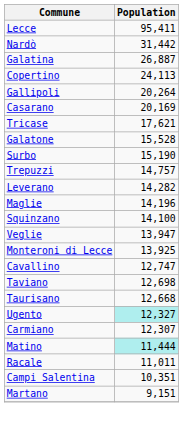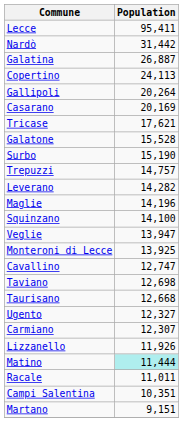(158, 314) paleturquoise background -> (158, 314) no background
+ row: (36, 346)
